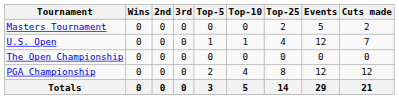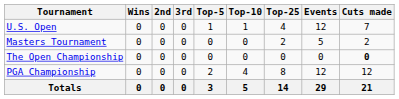rows swapped: (57, 27) <-> (32, 42)
(367, 57) normal -> (367, 57) bold
